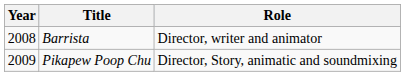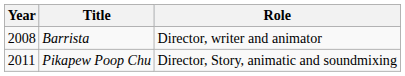(22, 60) 2009 -> (22, 60) 2011
